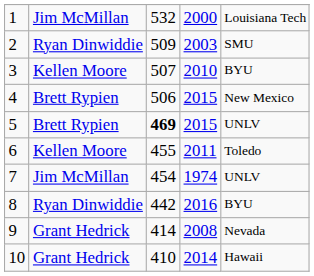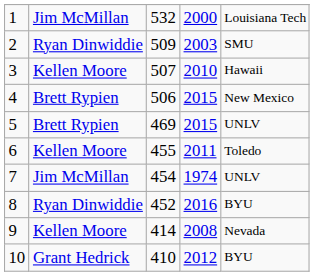(238, 71) BYU -> (244, 71) Hawaii
(163, 124) bold -> (163, 124) normal
(163, 204) 442 -> (163, 204) 452
(81, 230) Grant Hedrick -> (80, 230) Kellen Moore
(200, 257) 2014 -> (200, 257) 2012
(244, 257) Hawaii -> (238, 257) BYU
